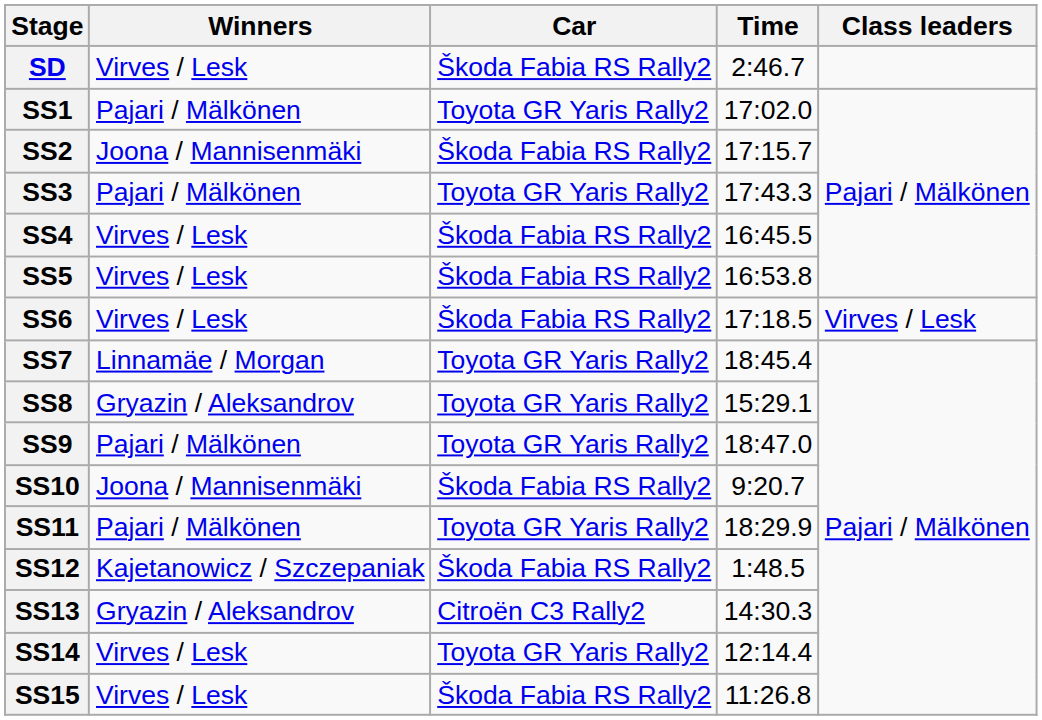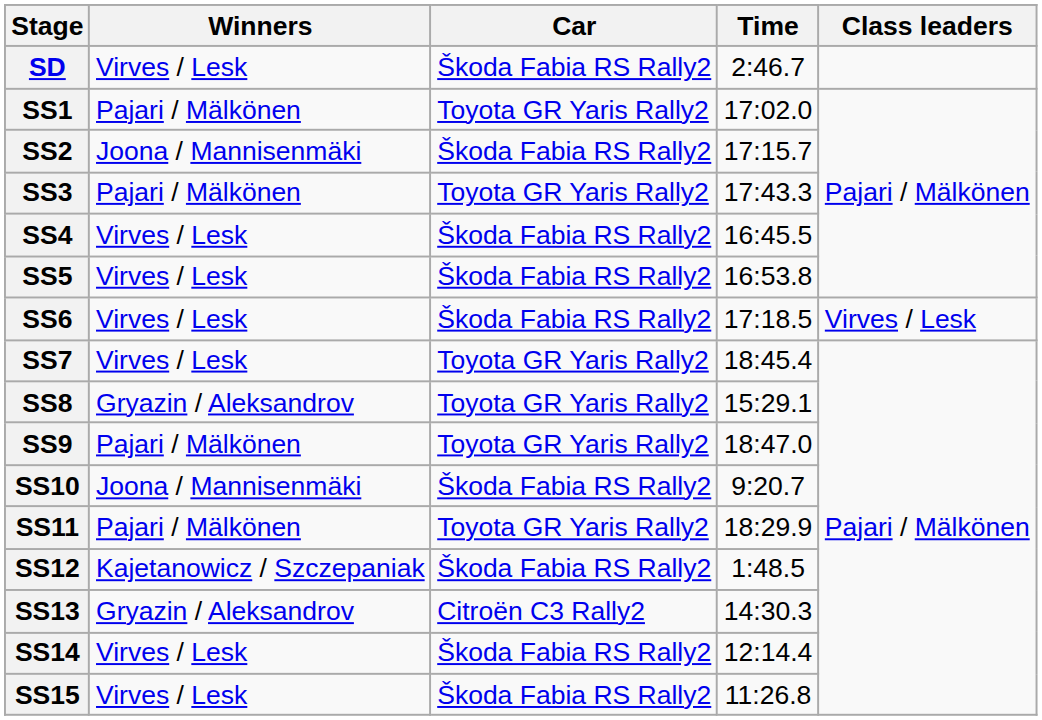(210, 360) Linnamäe / Morgan -> (172, 360) Virves / Lesk
(573, 653) Toyota GR Yaris Rally2 -> (574, 653) Škoda Fabia RS Rally2
